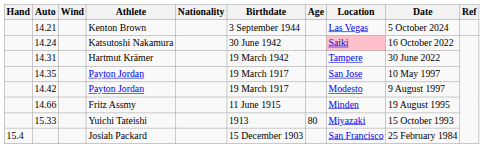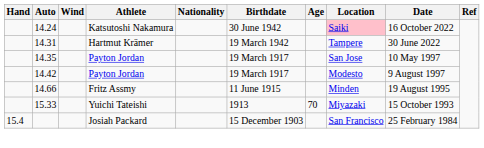- row: (45, 27)
(313, 120) 80 -> (313, 105) 70
